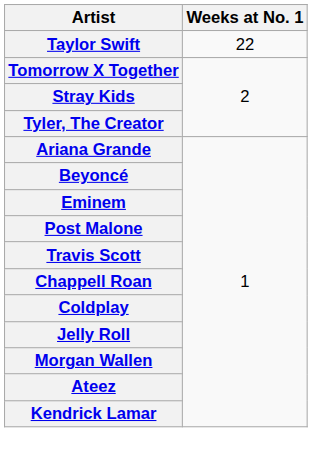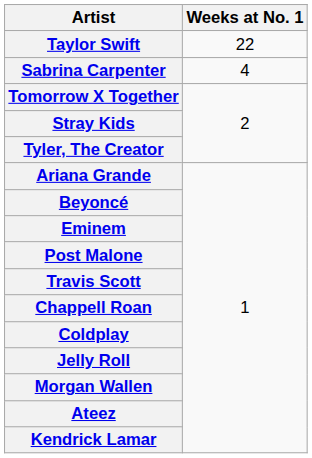+ row: (94, 70)
